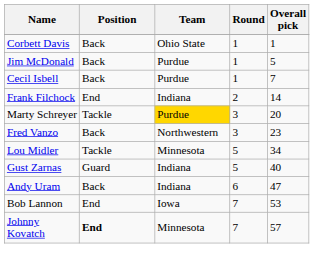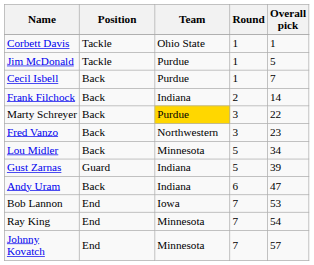(94, 43) Back -> (97, 43) Tackle
(94, 61) Back -> (97, 61) Tackle
(91, 97) End -> (94, 97) Back
(97, 114) Tackle -> (94, 114) Back
(276, 114) 20 -> (276, 114) 22
(97, 150) Tackle -> (94, 150) Back
(276, 168) 40 -> (276, 168) 39
+ row: (29, 221)
(92, 227) bold -> (91, 245) normal
